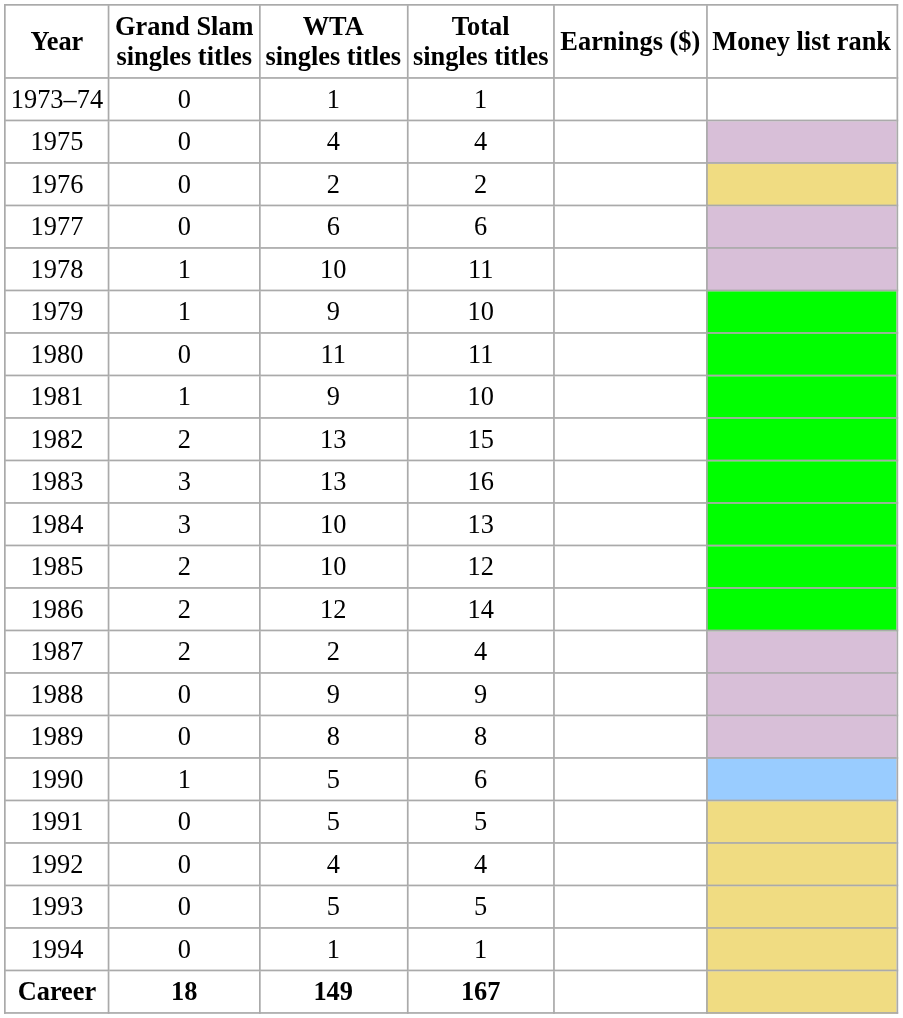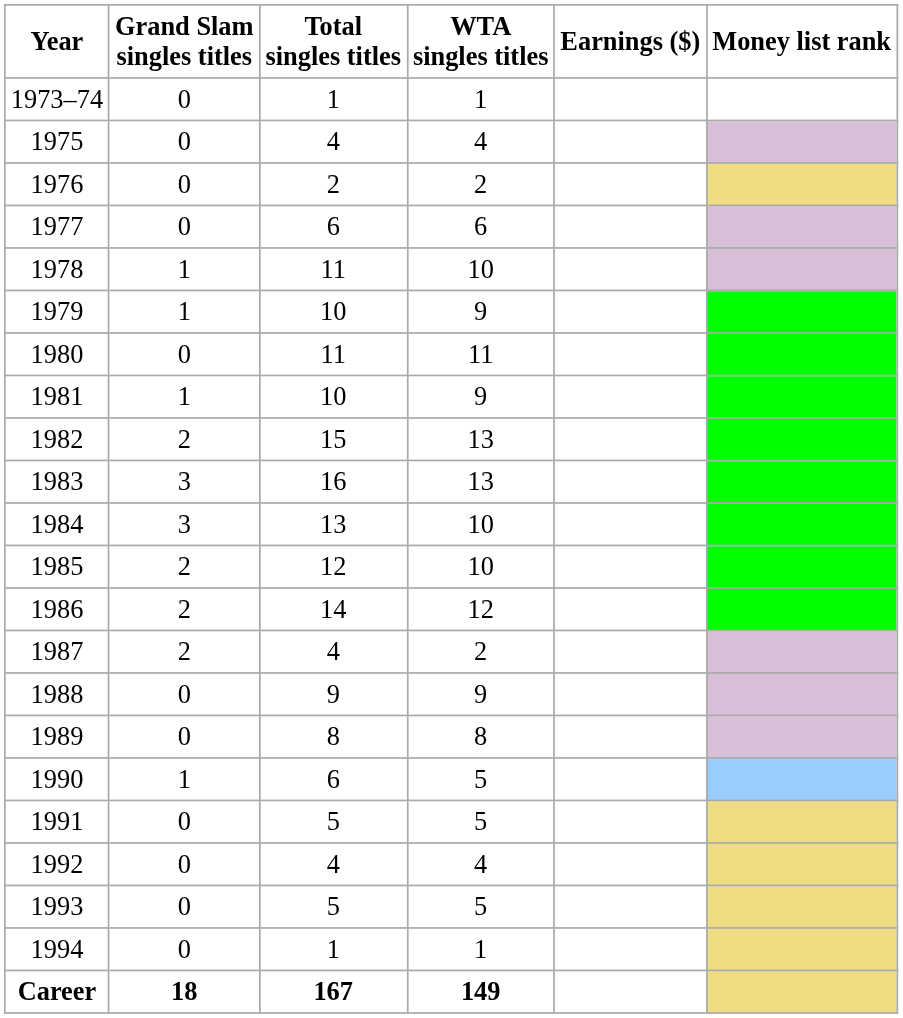columns swapped: (333, 41) <-> (481, 41)
